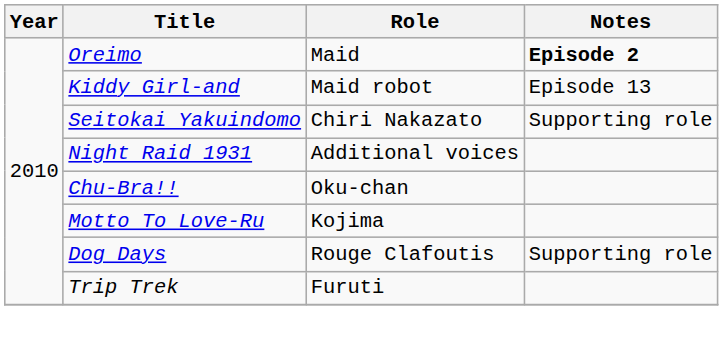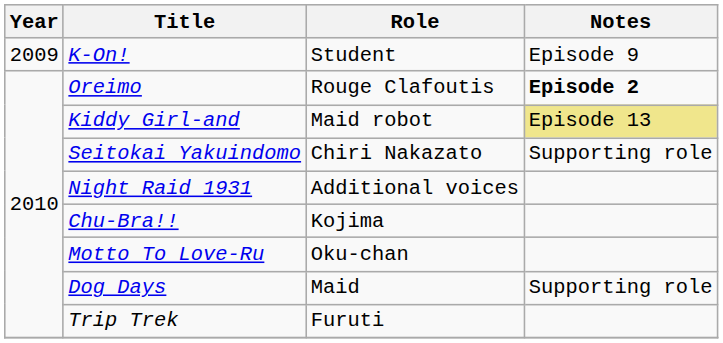+ row: (99, 55)
(335, 55) Maid -> (403, 88) Rouge Clafoutis
(590, 88) no background -> (590, 121) khaki background
(360, 188) Oku-chan -> (348, 221) Kojima
(348, 221) Kojima -> (360, 254) Oku-chan
(403, 254) Rouge Clafoutis -> (335, 288) Maid
